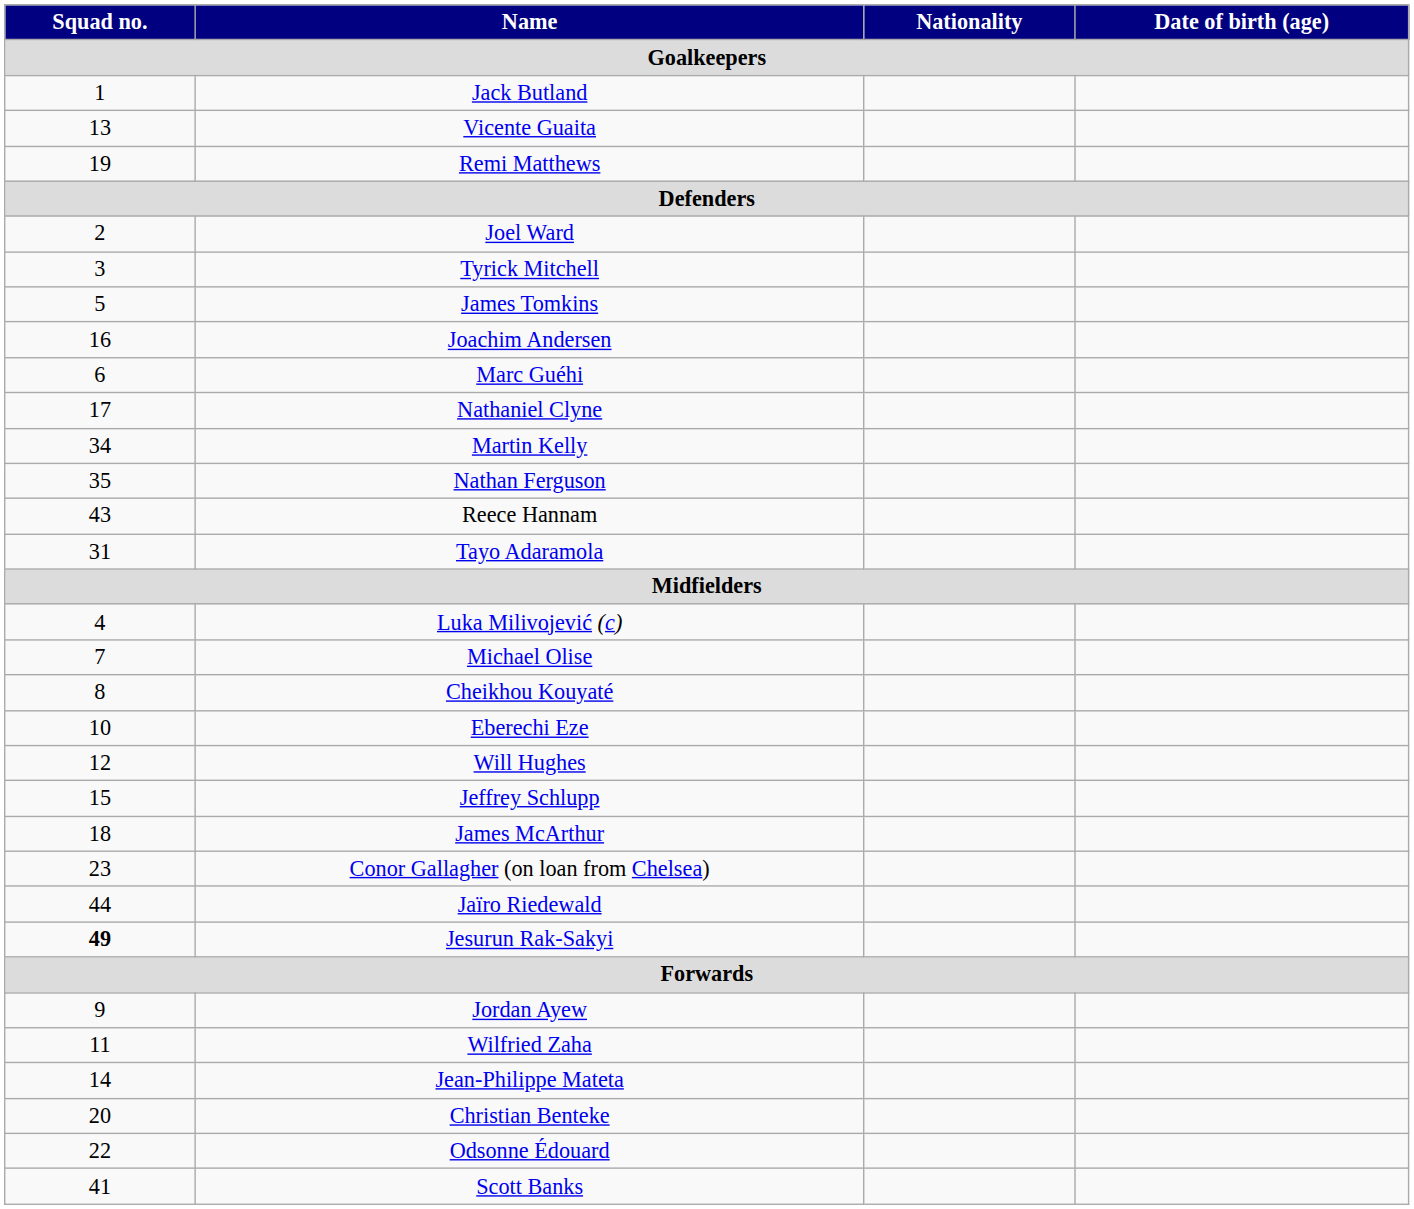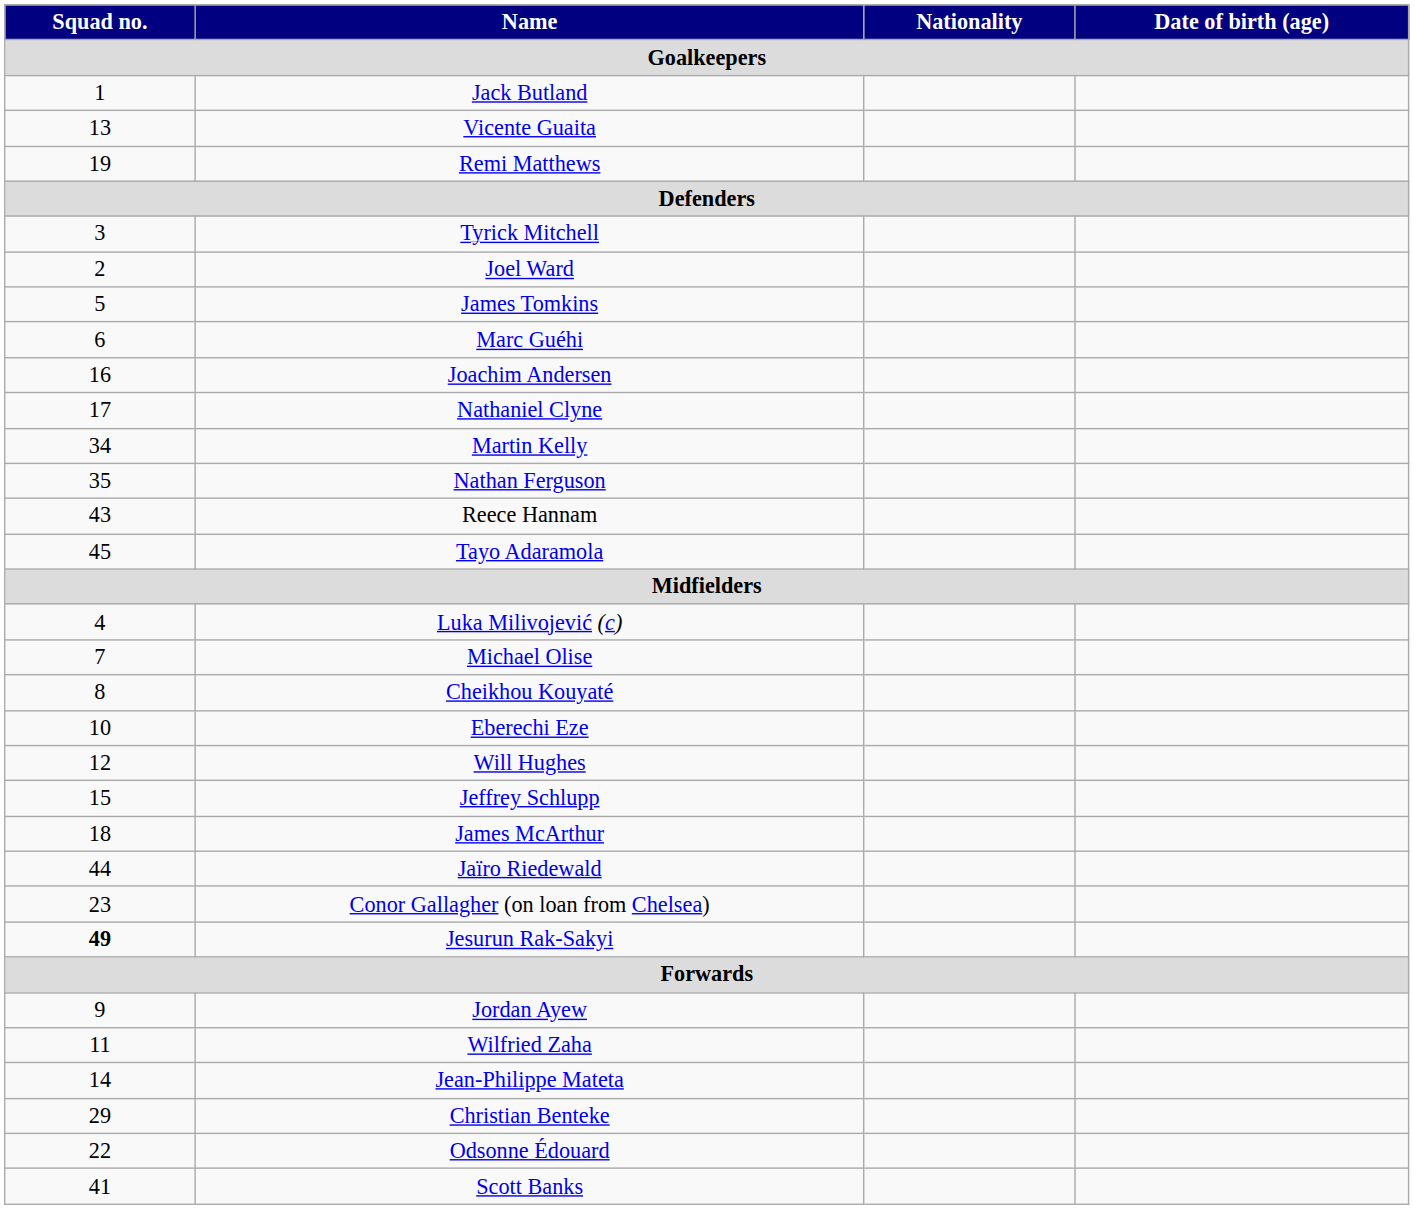rows swapped: (530, 233) <-> (530, 269)
rows swapped: (530, 374) <-> (530, 339)
(100, 551) 31 -> (100, 551) 45
rows swapped: (530, 868) <-> (530, 903)
(100, 1115) 20 -> (100, 1115) 29
